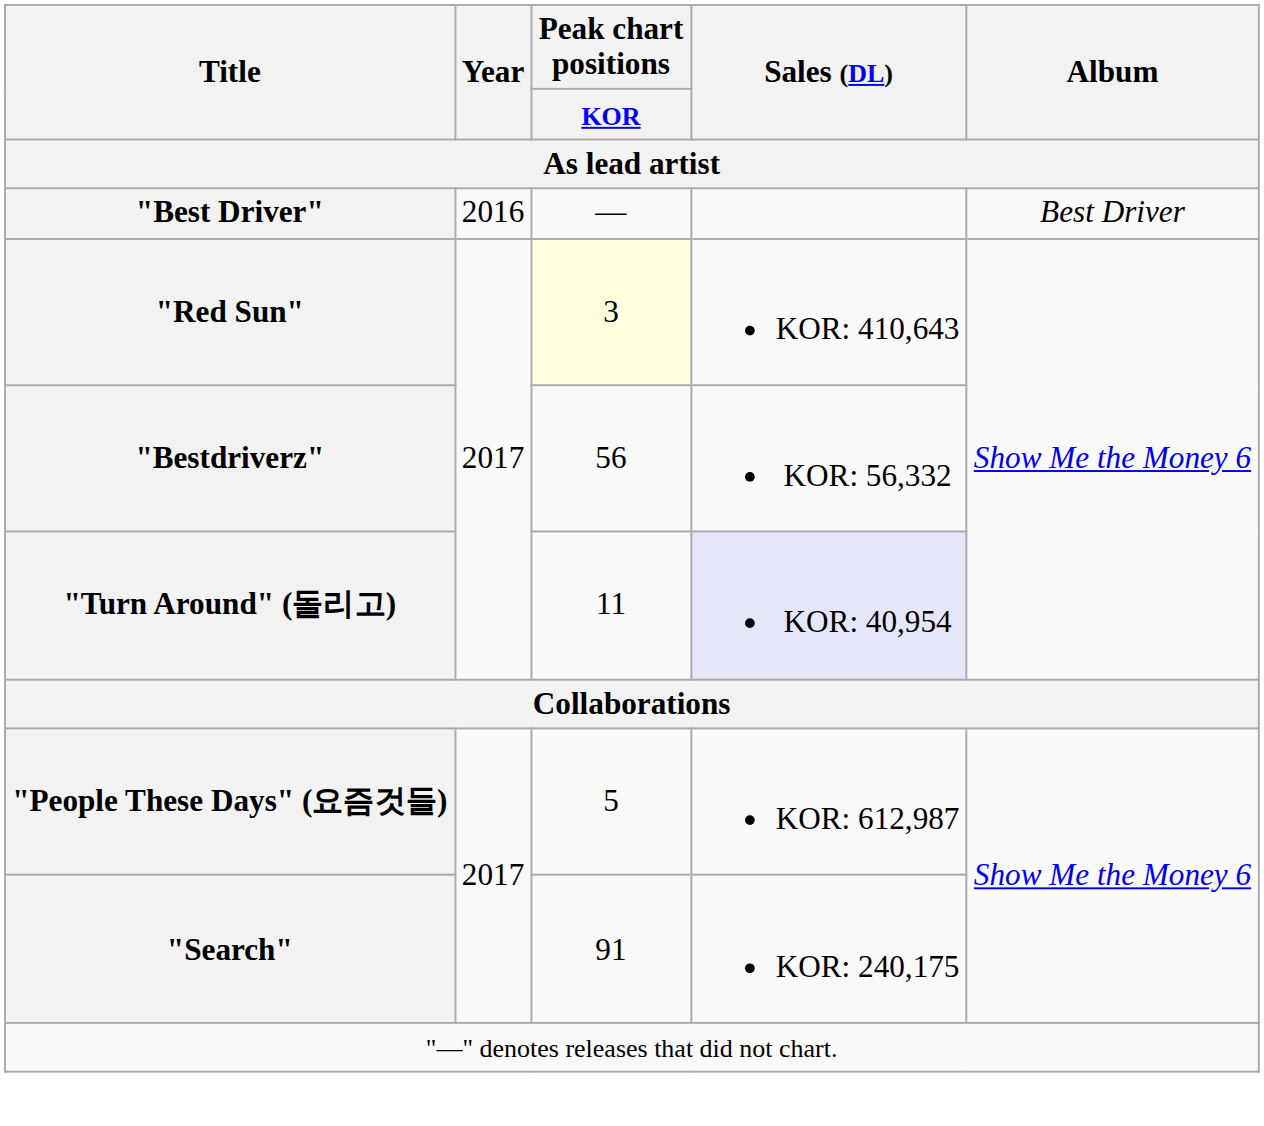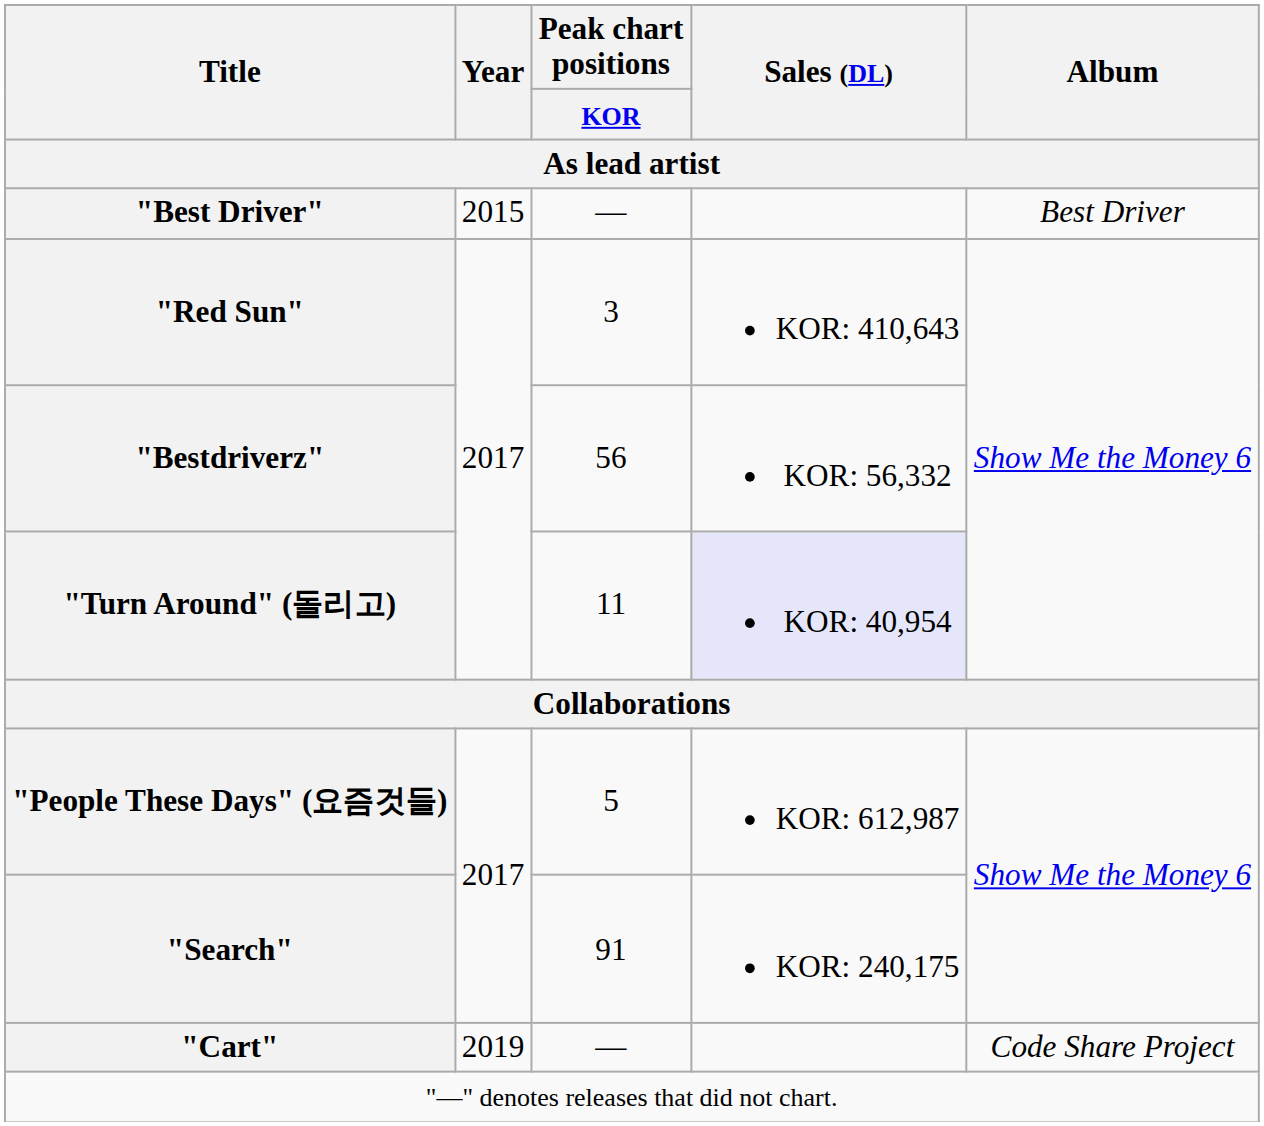(493, 212) 2016 -> (493, 212) 2015
(611, 311) lightyellow background -> (611, 311) no background
+ row: (230, 1046)
